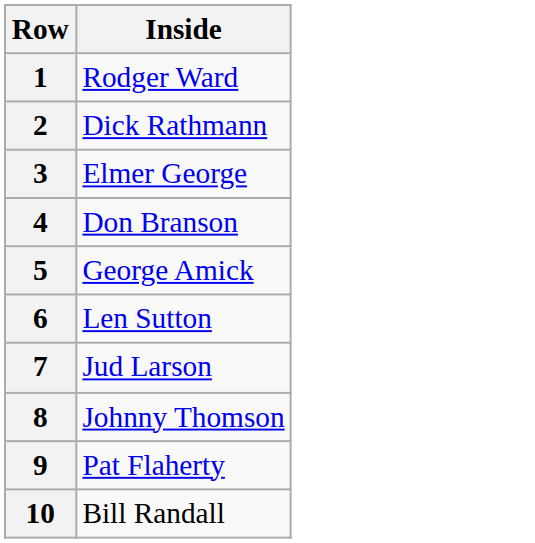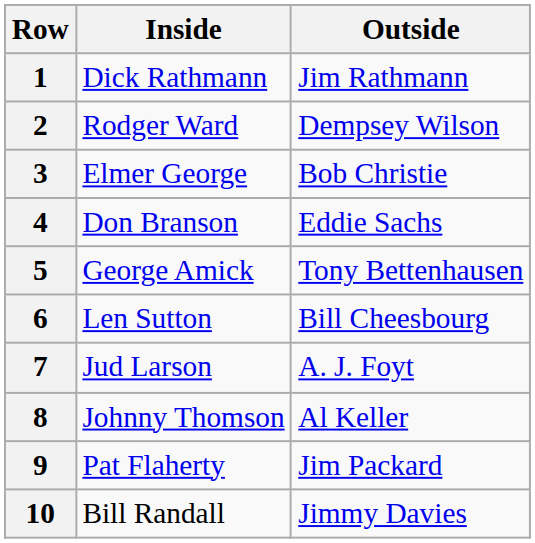+ column: (411, 28)
(160, 77) Rodger Ward -> (175, 77) Dick Rathmann
(175, 125) Dick Rathmann -> (160, 125) Rodger Ward
